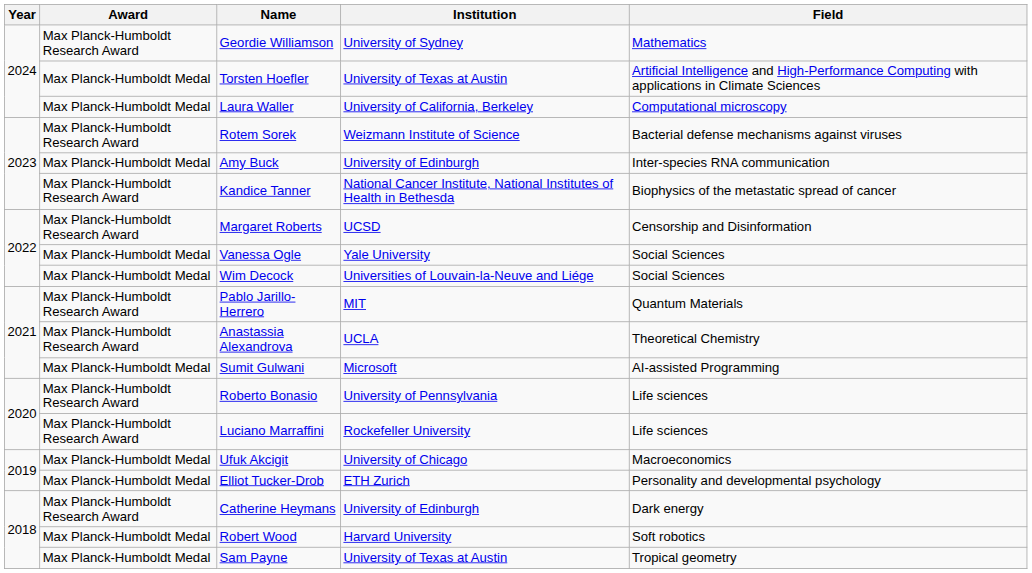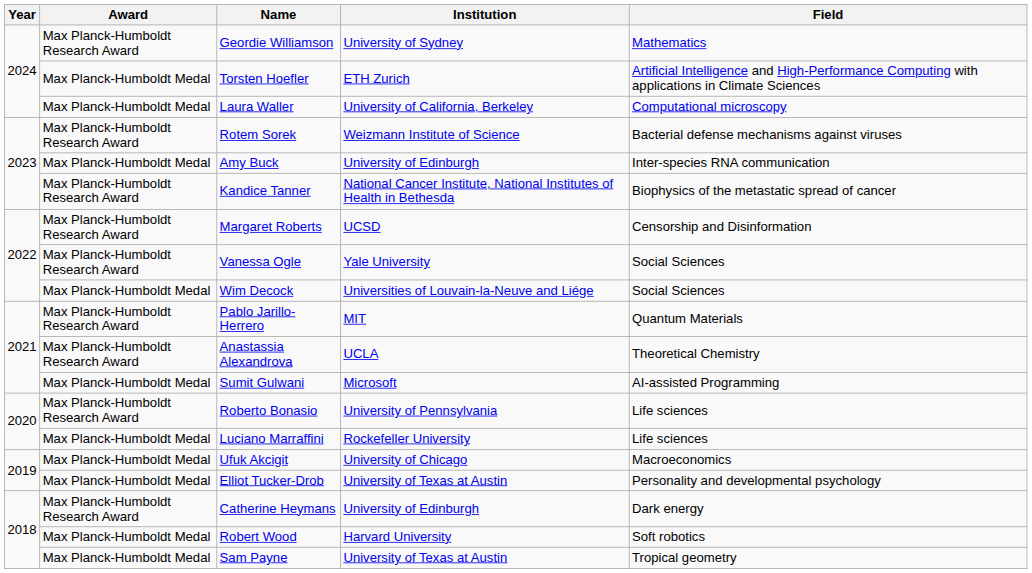(425, 78) University of Texas at Austin -> (377, 78) ETH Zurich
(127, 255) Max Planck-Humboldt Medal -> (107, 262) Max Planck-Humboldt Research Award
(107, 431) Max Planck-Humboldt Research Award -> (127, 439) Max Planck-Humboldt Medal
(377, 480) ETH Zurich -> (425, 480) University of Texas at Austin
